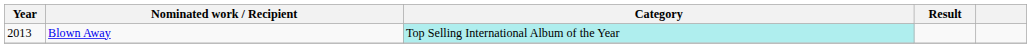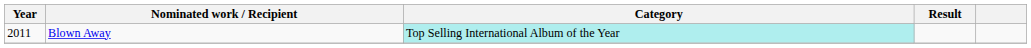(19, 33) 2013 -> (19, 33) 2011
